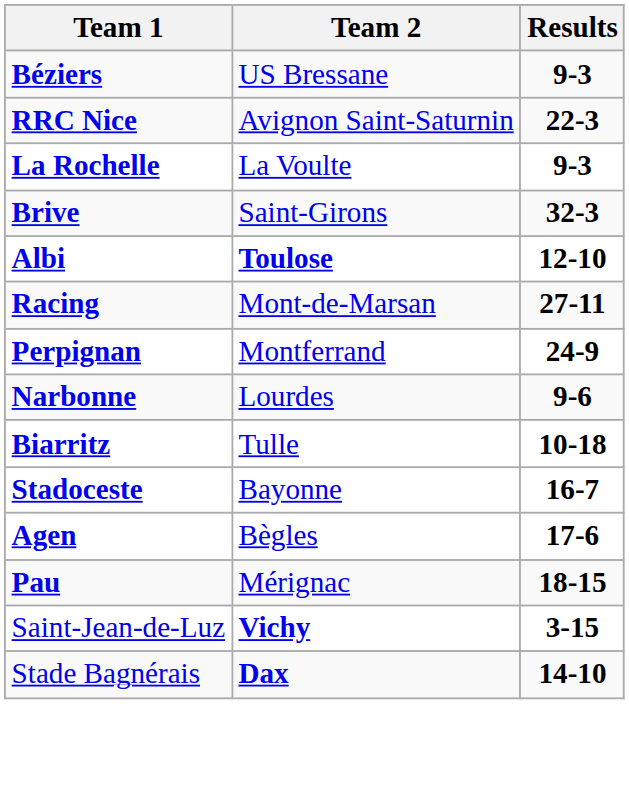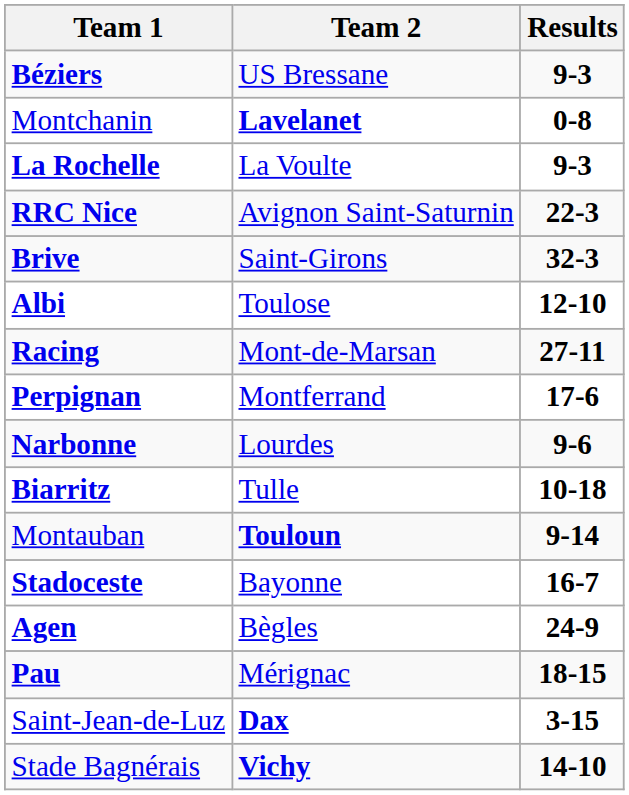+ row: (82, 119)
rows swapped: (74, 119) <-> (86, 166)
(286, 258) bold -> (284, 304) normal
(572, 350) 24-9 -> (572, 397) 17-6
+ row: (78, 535)
(572, 535) 17-6 -> (572, 627) 24-9
(274, 627) Vichy -> (264, 720) Dax
(264, 674) Dax -> (274, 766) Vichy
